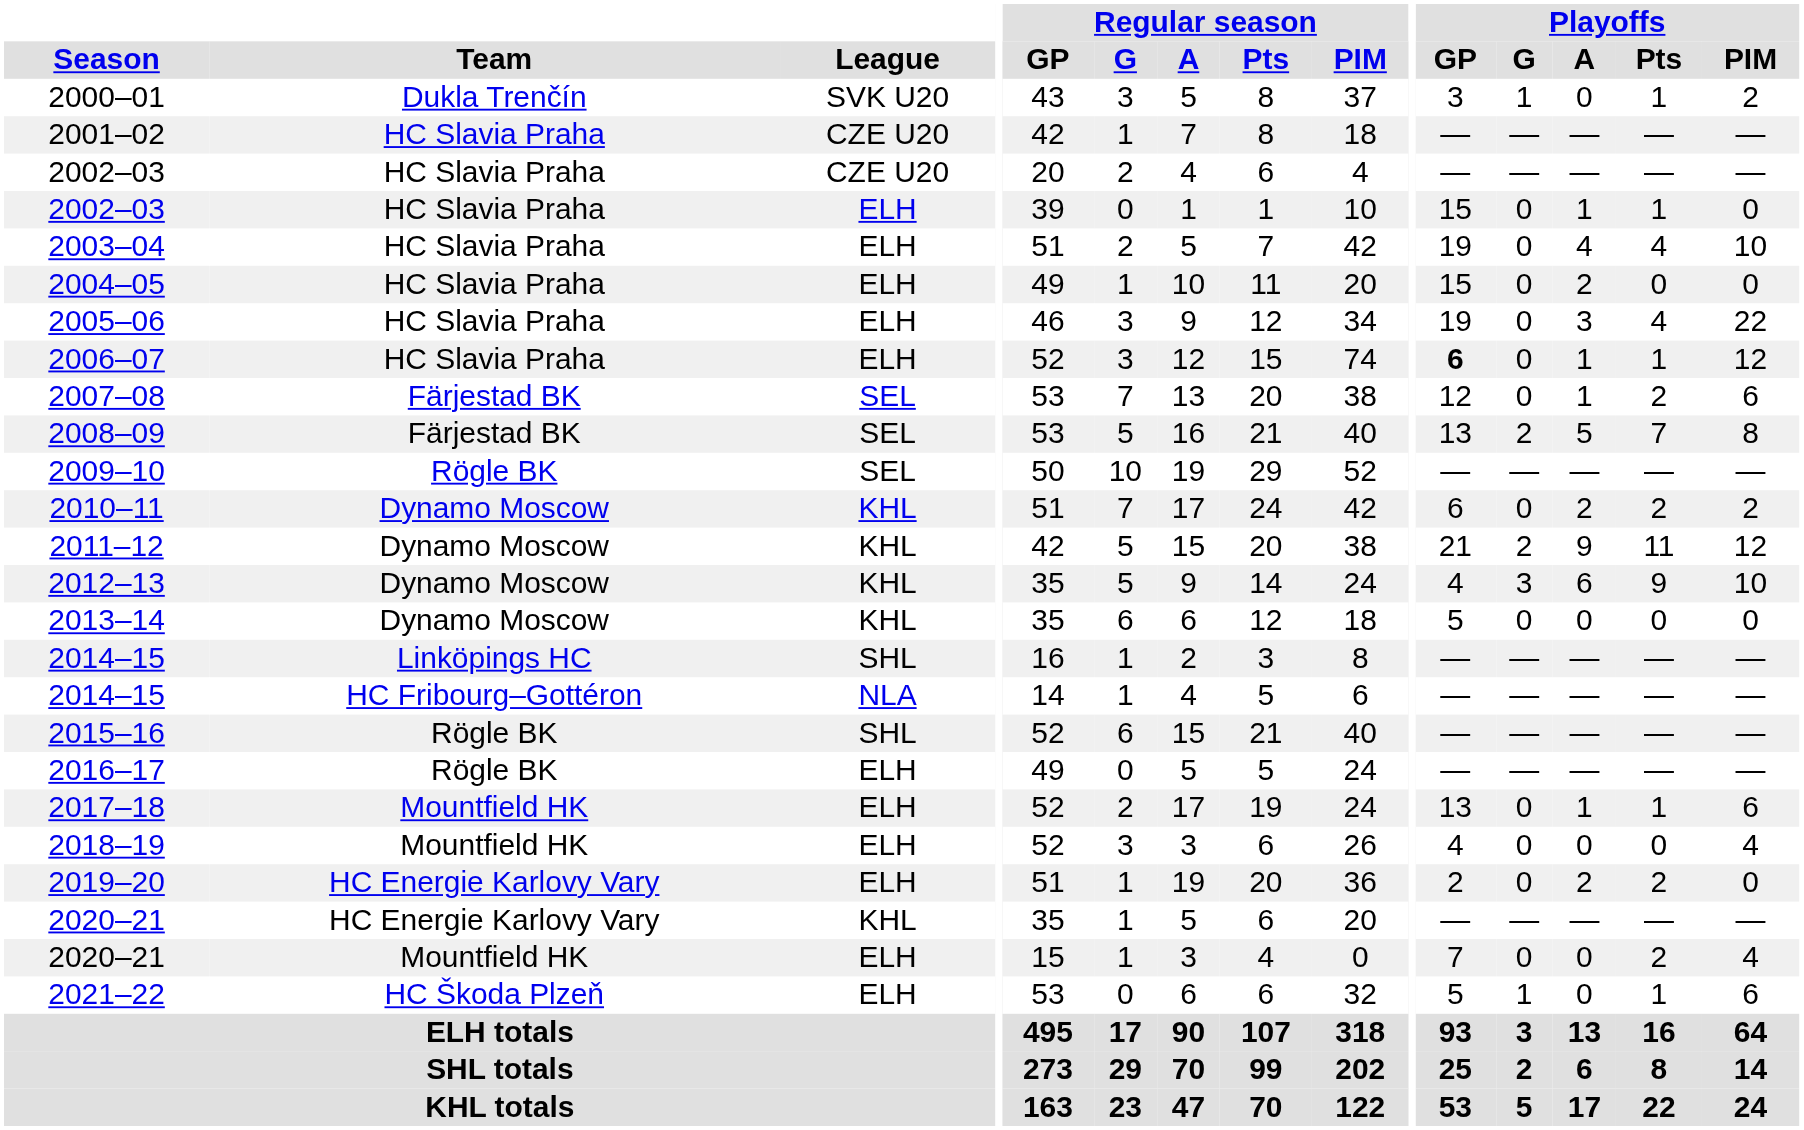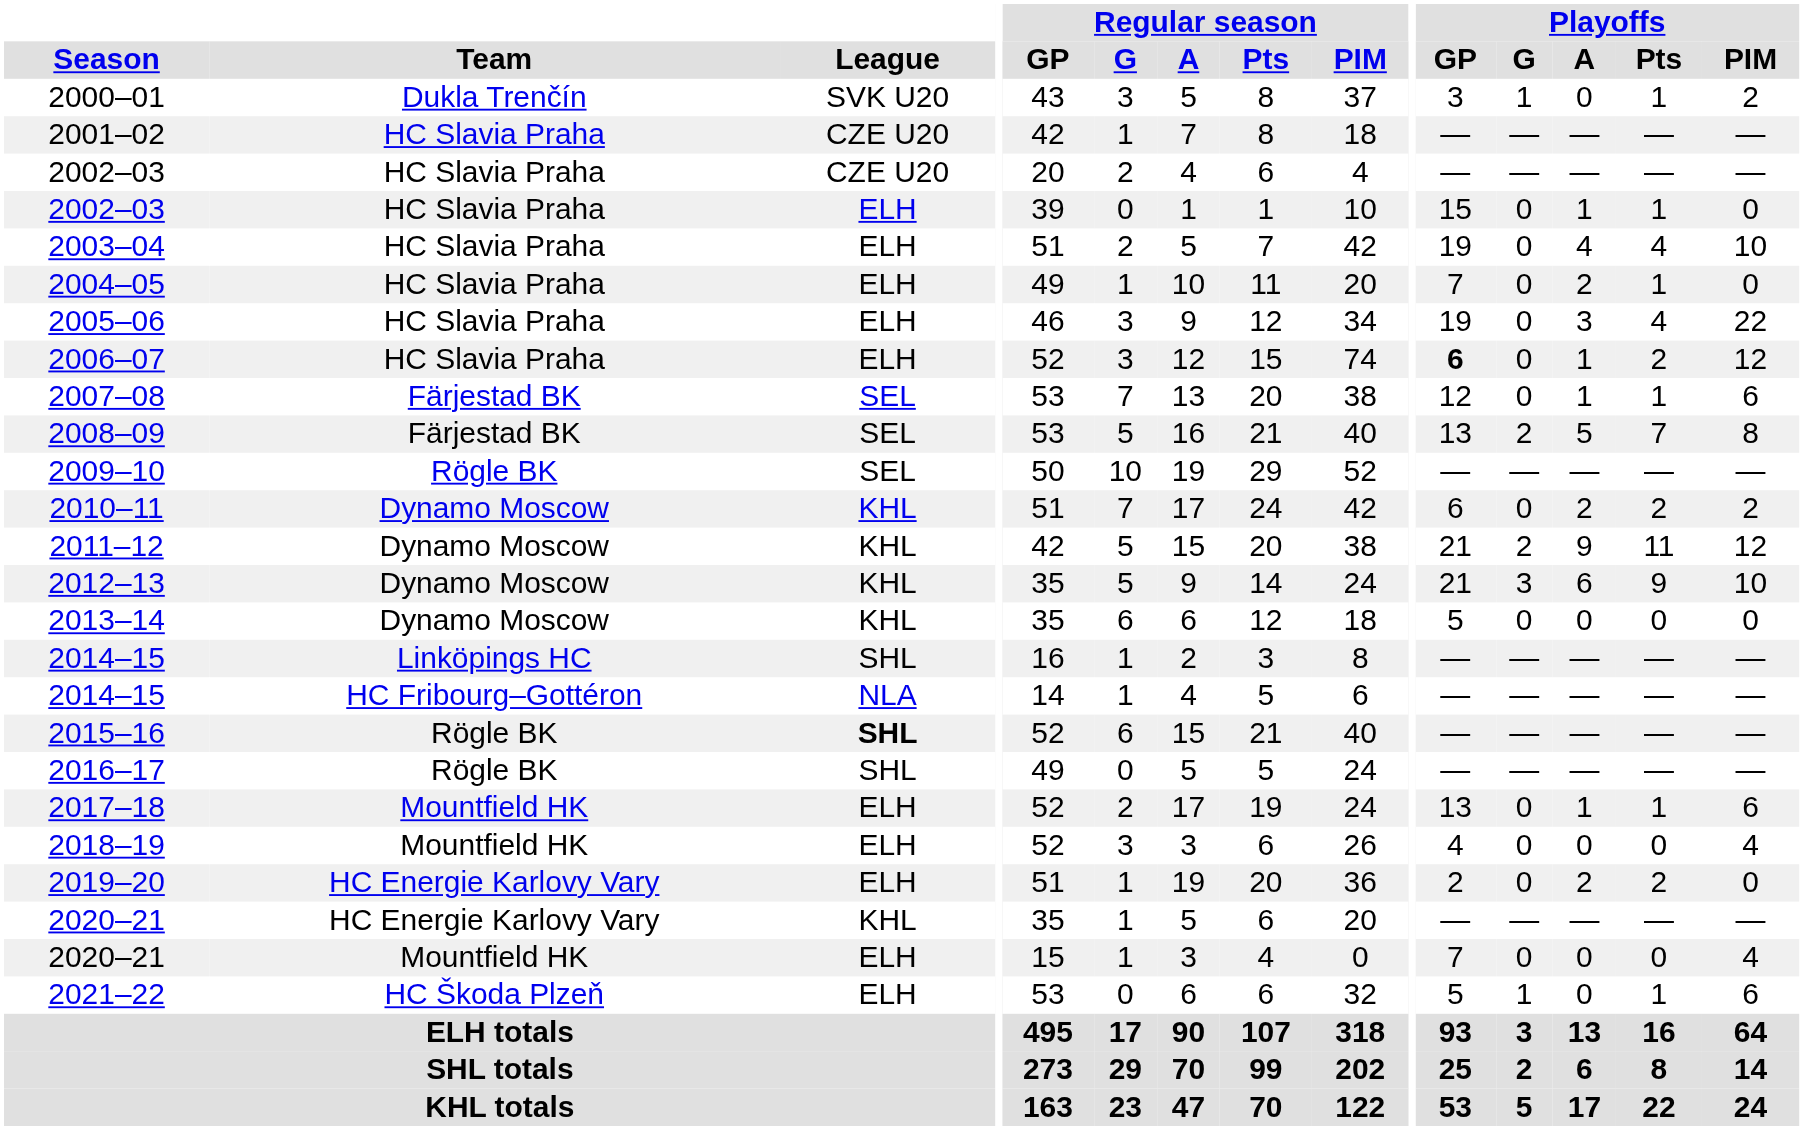(1455, 284) 15 -> (1455, 284) 7
(1659, 284) 0 -> (1659, 284) 1
(1659, 358) 1 -> (1659, 358) 2
(1659, 396) 2 -> (1659, 396) 1
(1455, 583) 4 -> (1455, 583) 21
(888, 732) normal -> (888, 732) bold
(888, 770) ELH -> (888, 770) SHL
(1659, 957) 2 -> (1659, 957) 0
